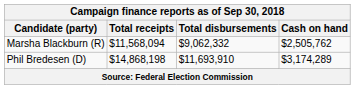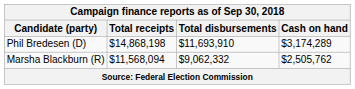rows swapped: (56, 44) <-> (46, 60)
